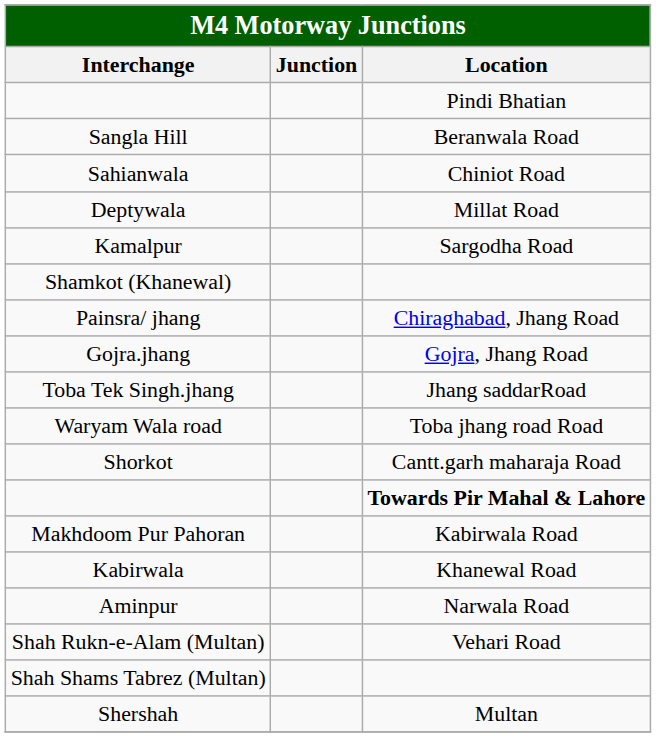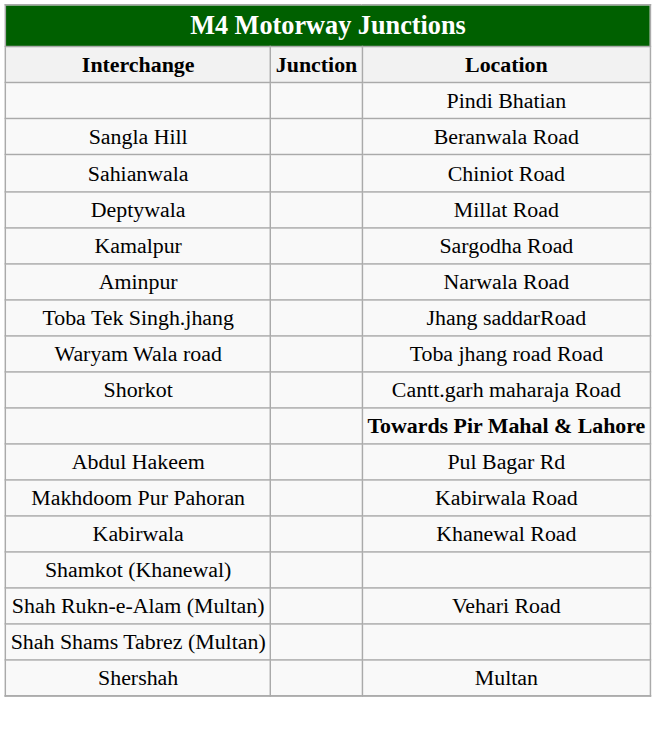rows swapped: (138, 606) <-> (138, 281)
- row: (138, 317)
- row: (138, 353)
+ row: (138, 461)
